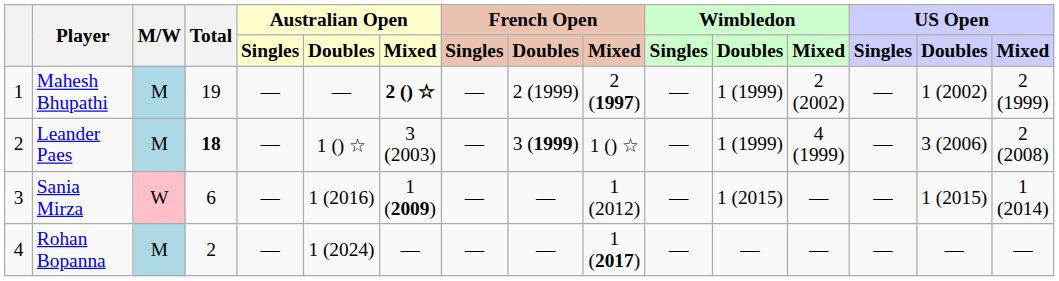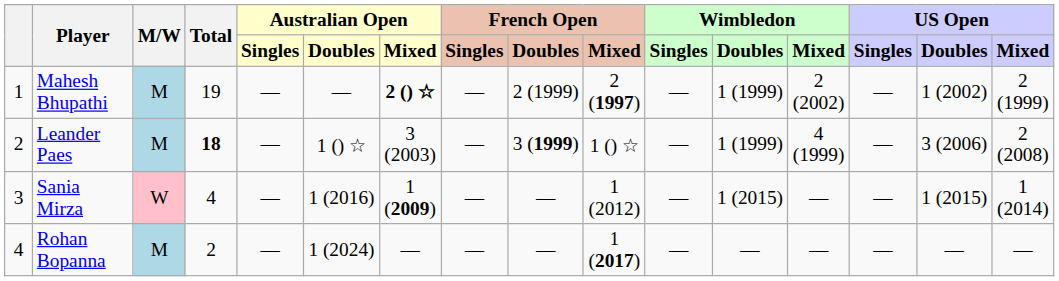(211, 197) 6 -> (211, 197) 4
